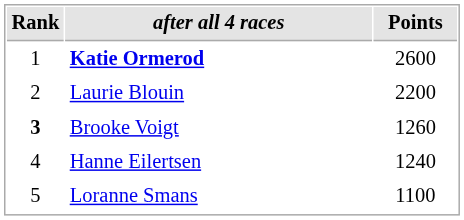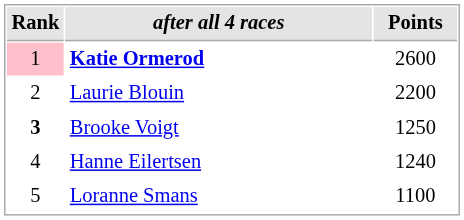(35, 58) no background -> (35, 58) pink background
(415, 127) 1260 -> (415, 127) 1250
